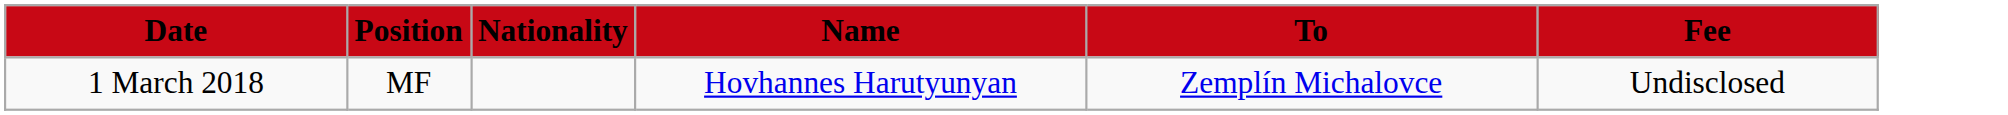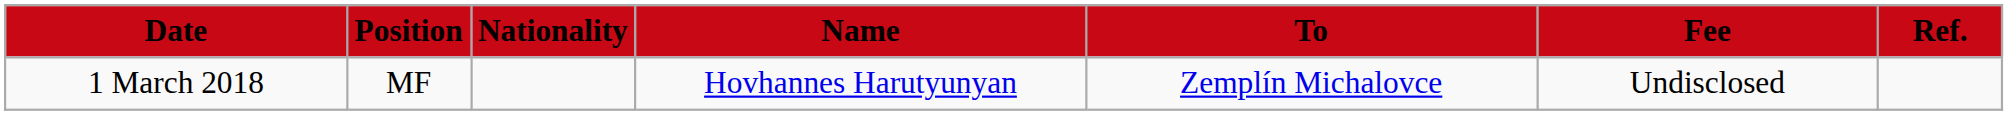+ column: (1940, 30)
